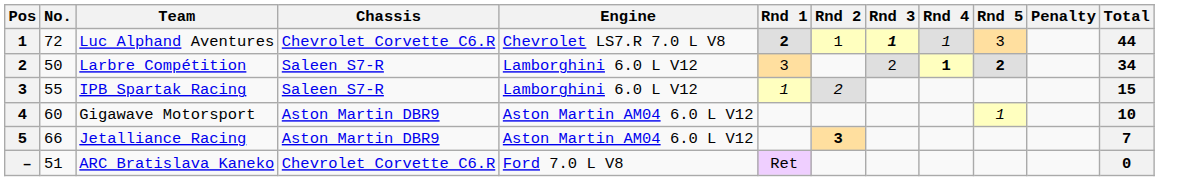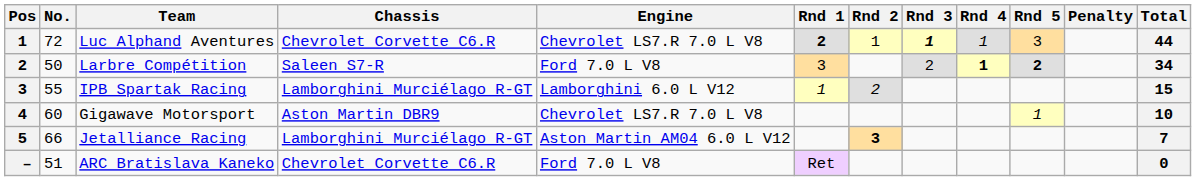(600, 66) Lamborghini 6.0 L V12 -> (600, 66) Ford 7.0 L V8
(333, 90) Saleen S7-R -> (407, 90) Lamborghini Murciélago R-GT
(628, 114) Aston Martin AM04 6.0 L V12 -> (651, 114) Chevrolet LS7.R 7.0 L V8
(361, 139) Aston Martin DBR9 -> (407, 139) Lamborghini Murciélago R-GT
